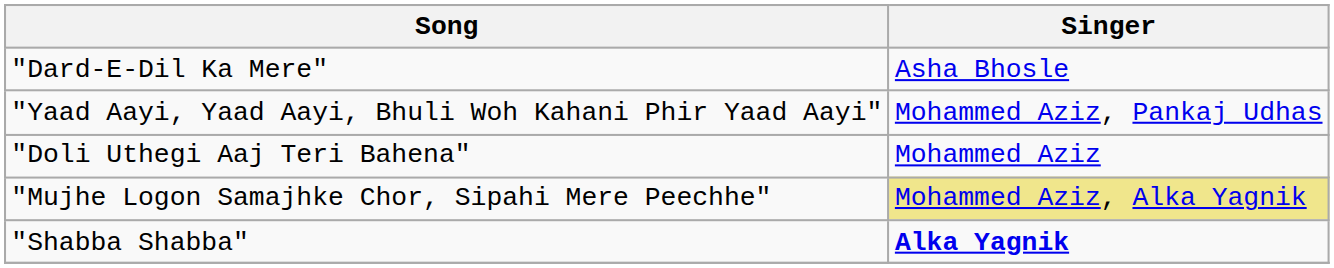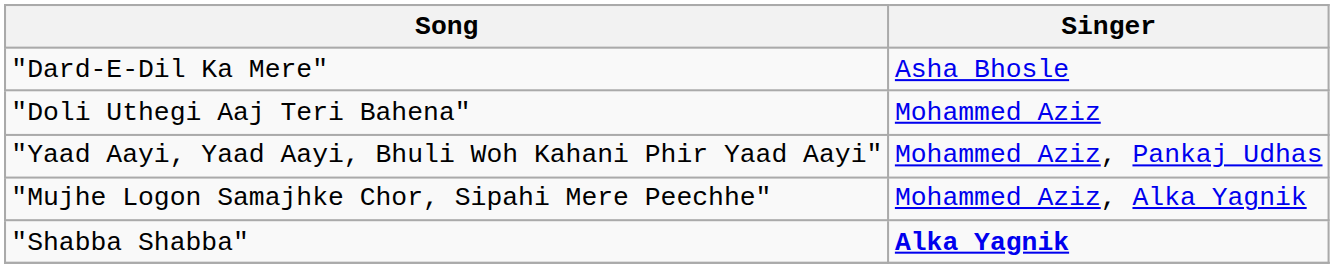rows swapped: (241, 156) <-> (447, 113)
(1101, 199) khaki background -> (1101, 199) no background
